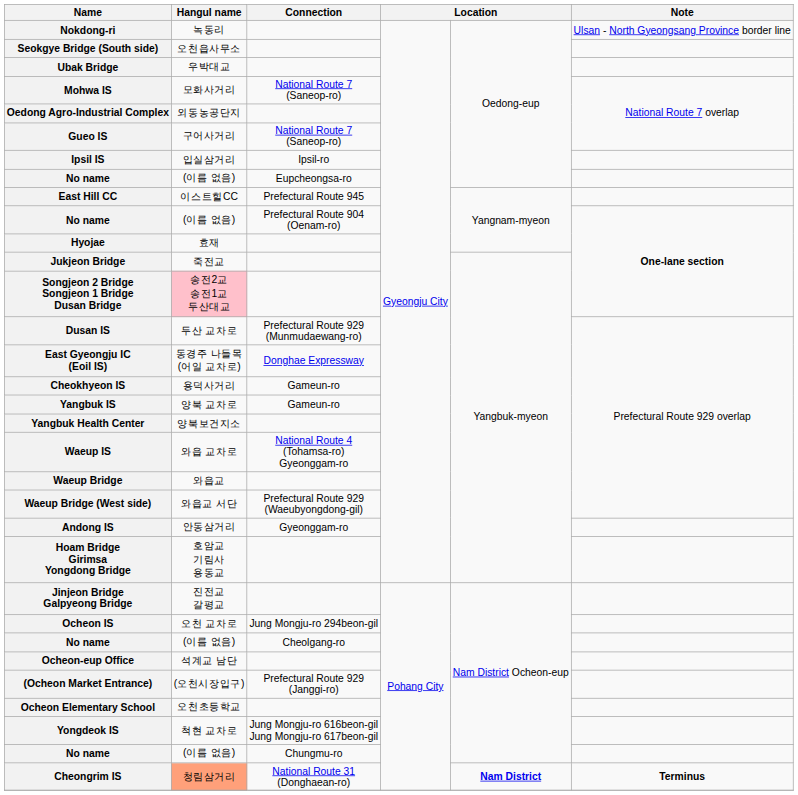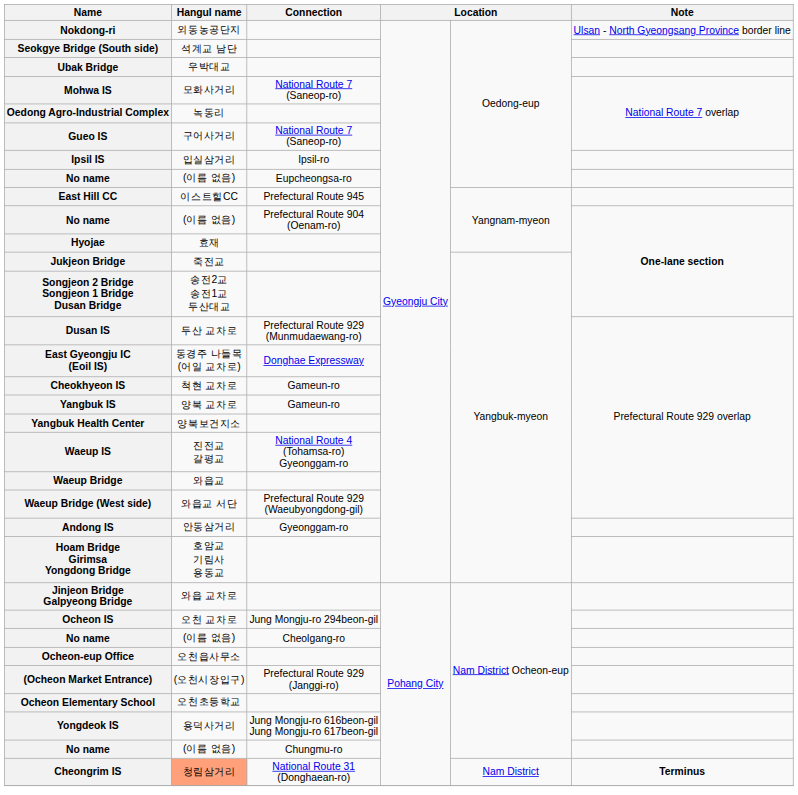(209, 29) 녹동리 -> (209, 29) 외동농공단지
(209, 48) 오천읍사무소 -> (209, 48) 석계교 남단
(209, 113) 외동농공단지 -> (209, 113) 녹동리
(209, 293) pink background -> (209, 293) no background
(209, 385) 용덕사거리 -> (209, 385) 척현 교차로
(209, 451) 와읍 교차로 -> (209, 451) 진전교 갈평교
(209, 598) 진전교 갈평교 -> (209, 595) 와읍 교차로
(209, 660) 석계교 남단 -> (209, 656) 오천읍사무소
(209, 730) 척현 교차로 -> (209, 725) 용덕사거리
(511, 776) bold -> (511, 772) normal
